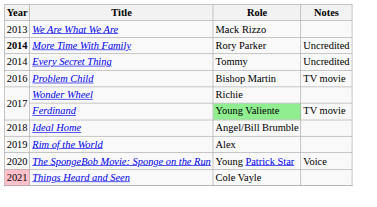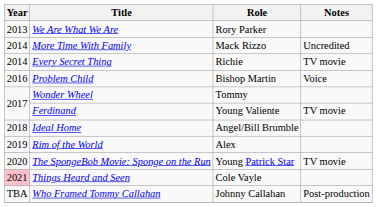(241, 29) Mack Rizzo -> (241, 29) Rory Parker
(17, 45) bold -> (17, 45) normal
(241, 45) Rory Parker -> (241, 45) Mack Rizzo
(232, 62) Tommy -> (229, 62) Richie
(326, 62) Uncredited -> (324, 62) TV movie
(324, 78) TV movie -> (315, 78) Voice
(229, 95) Richie -> (232, 95) Tommy
(247, 111) lightgreen background -> (247, 111) no background
(315, 161) Voice -> (324, 161) TV movie
+ row: (96, 194)
